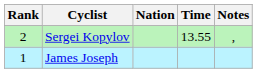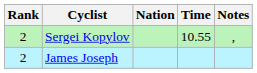(196, 36) 13.55 -> (196, 36) 10.55
(23, 57) 1 -> (23, 57) 2
